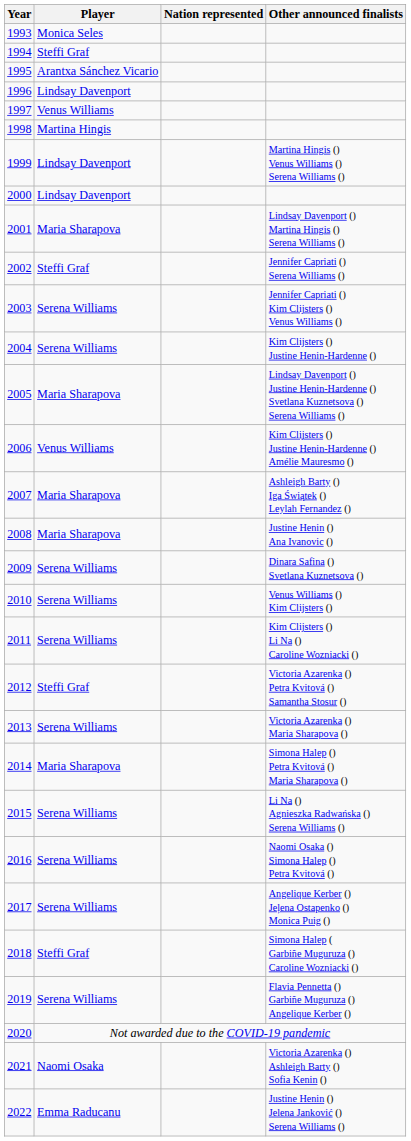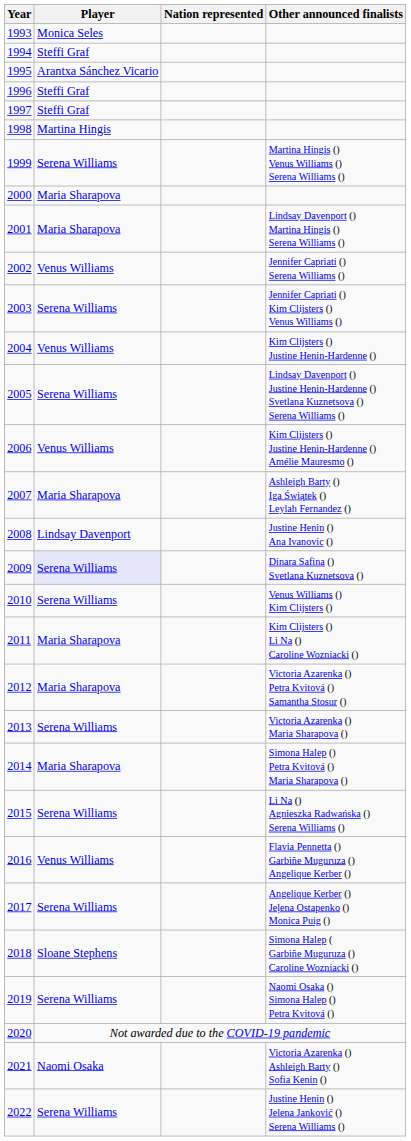(84, 91) Lindsay Davenport -> (63, 91) Steffi Graf
(75, 110) Venus Williams -> (63, 110) Steffi Graf
(84, 162) Lindsay Davenport -> (77, 162) Serena Williams
(84, 195) Lindsay Davenport -> (79, 195) Maria Sharapova
(63, 268) Steffi Graf -> (75, 268) Venus Williams
(77, 348) Serena Williams -> (75, 348) Venus Williams
(79, 394) Maria Sharapova -> (77, 394) Serena Williams
(79, 534) Maria Sharapova -> (84, 534) Lindsay Davenport
(77, 567) no background -> (77, 567) lavender background
(77, 640) Serena Williams -> (79, 640) Maria Sharapova
(63, 687) Steffi Graf -> (79, 687) Maria Sharapova
(77, 860) Serena Williams -> (75, 860) Venus Williams
(302, 860) Naomi Osaka () Simona Halep () Petra Kvitová () -> (312, 860) Flavia Pennetta () Garbiñe Muguruza () Angelique Kerber ()
(63, 953) Steffi Graf -> (77, 953) Sloane Stephens
(312, 1000) Flavia Pennetta () Garbiñe Muguruza () Angelique Kerber () -> (302, 1000) Naomi Osaka () Simona Halep () Petra Kvitová ()
(79, 1112) Emma Raducanu -> (77, 1112) Serena Williams
